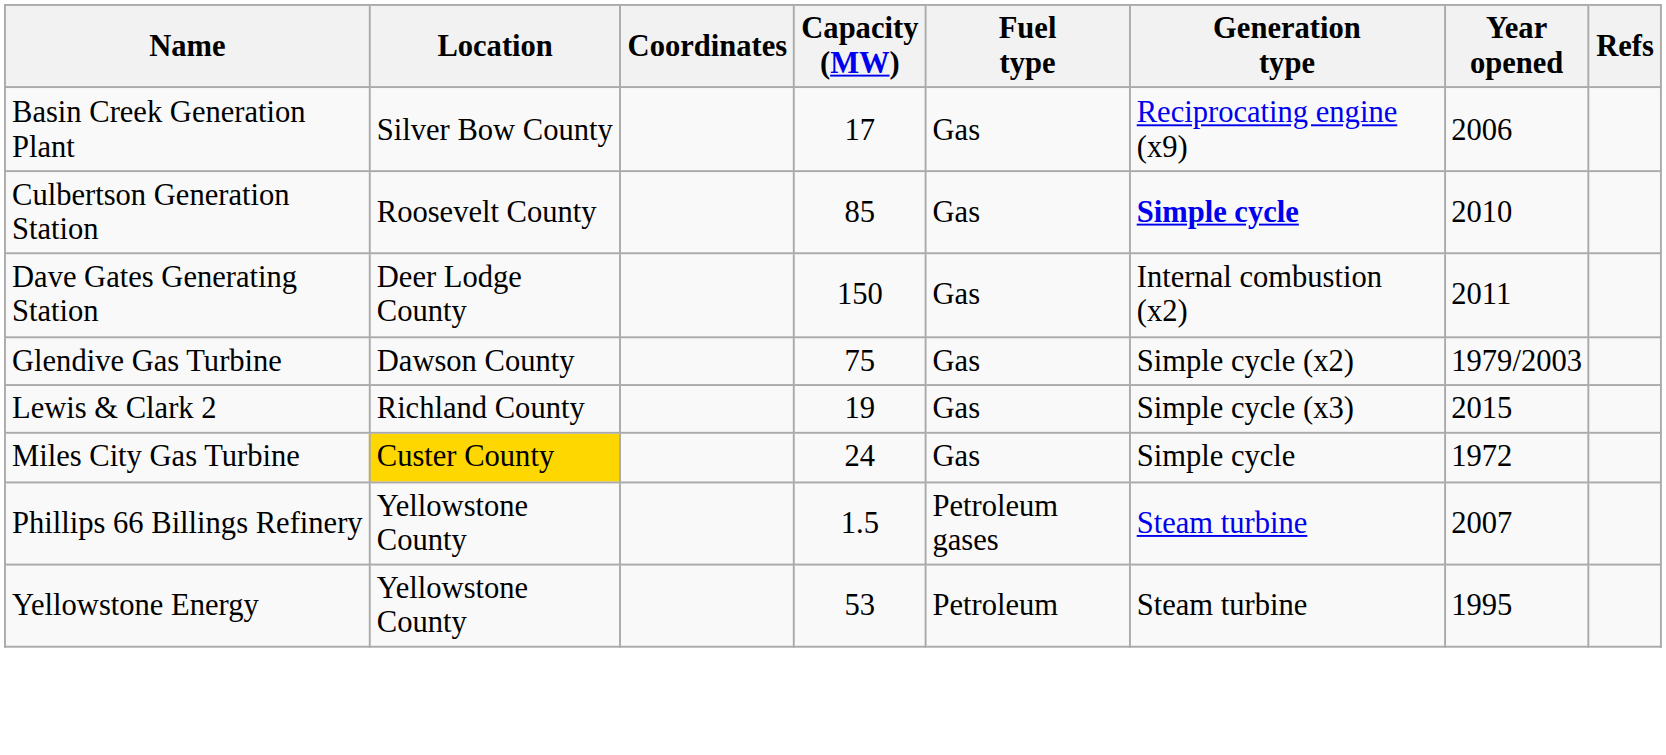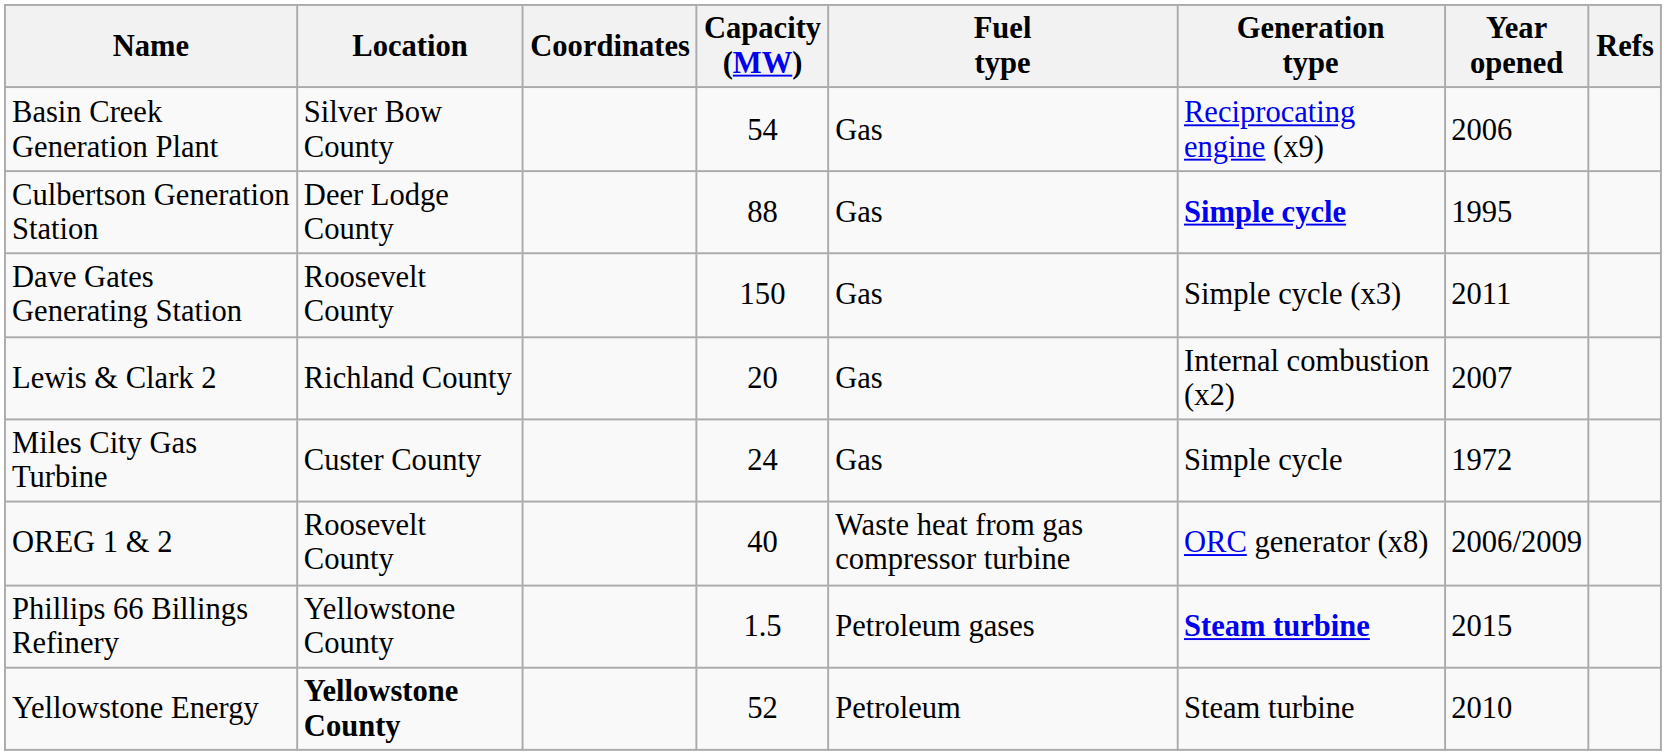(860, 128) 17 -> (763, 128) 54
(487, 211) Roosevelt County -> (376, 211) Deer Lodge County
(860, 211) 85 -> (763, 211) 88
(1482, 211) 2010 -> (1482, 211) 1995
(449, 294) Deer Lodge County -> (365, 294) Roosevelt County
(1259, 294) Internal combustion (x2) -> (1293, 294) Simple cycle (x3)
- row: (147, 360)
(860, 408) 19 -> (763, 377) 20
(1245, 408) Simple cycle (x3) -> (1307, 377) Internal combustion (x2)
(1482, 408) 2015 -> (1482, 377) 2007
(465, 457) gold background -> (393, 460) no background
+ row: (92, 543)
(1222, 522) normal -> (1277, 625) bold
(1482, 522) 2007 -> (1482, 625) 2015
(452, 605) normal -> (381, 708) bold
(860, 605) 53 -> (763, 708) 52
(1482, 605) 1995 -> (1482, 708) 2010
